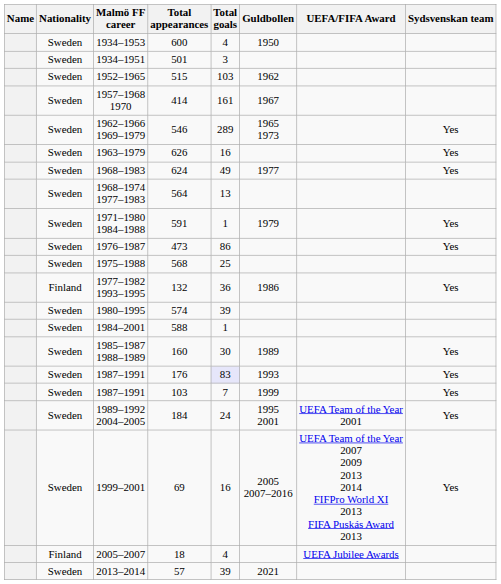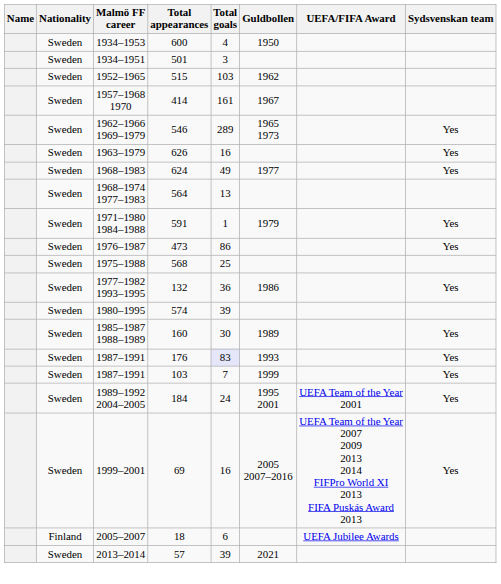(65, 287) Finland -> (65, 287) Sweden
- row: (179, 328)
(225, 554) 4 -> (225, 536) 6
